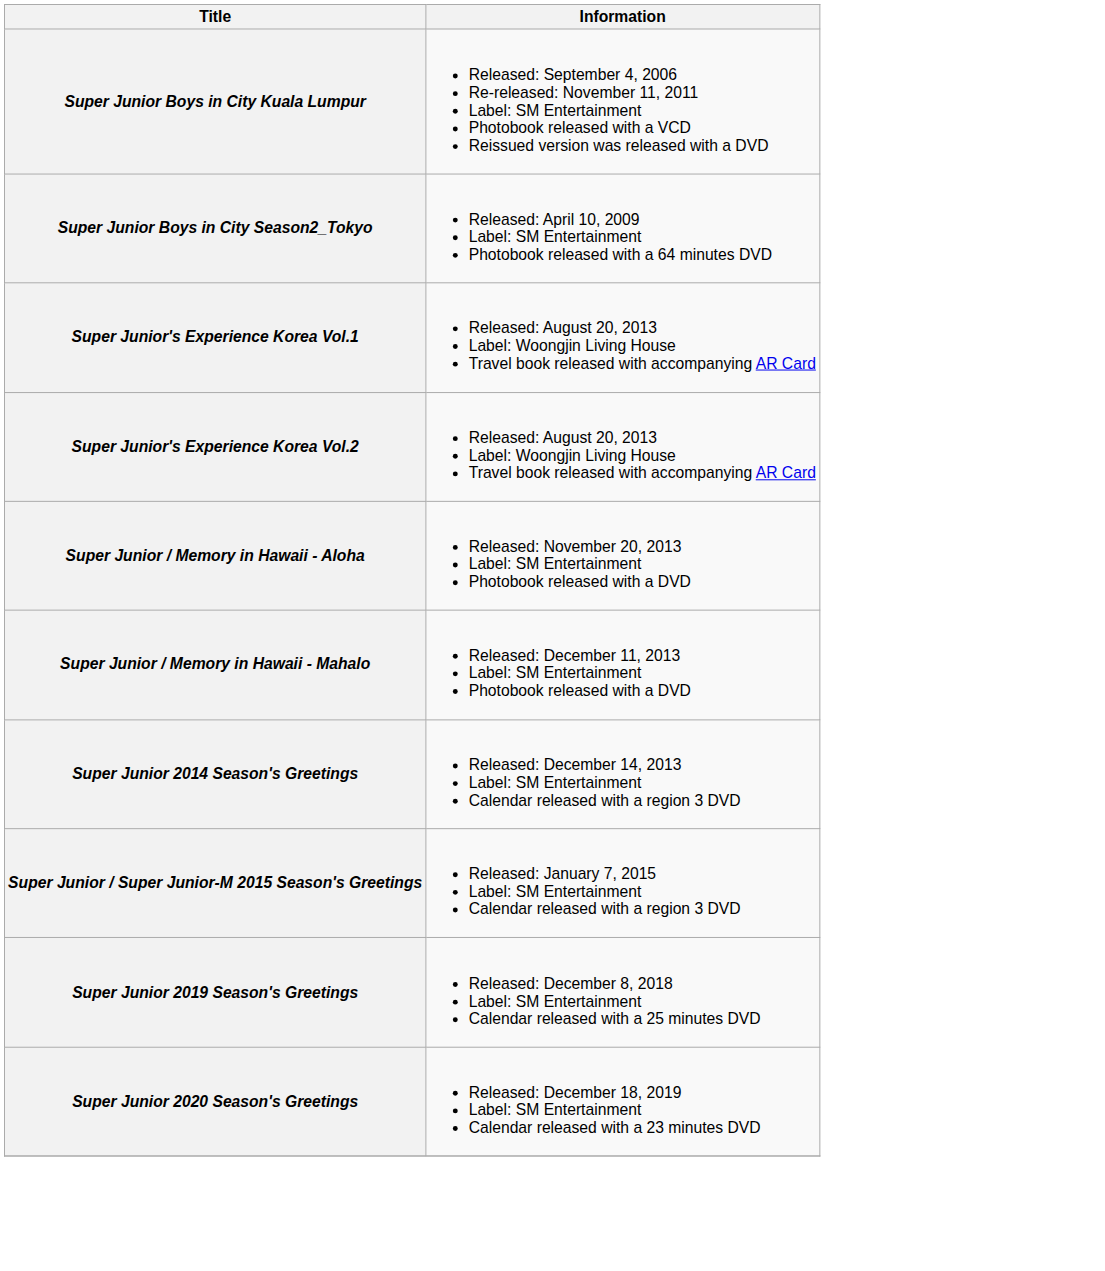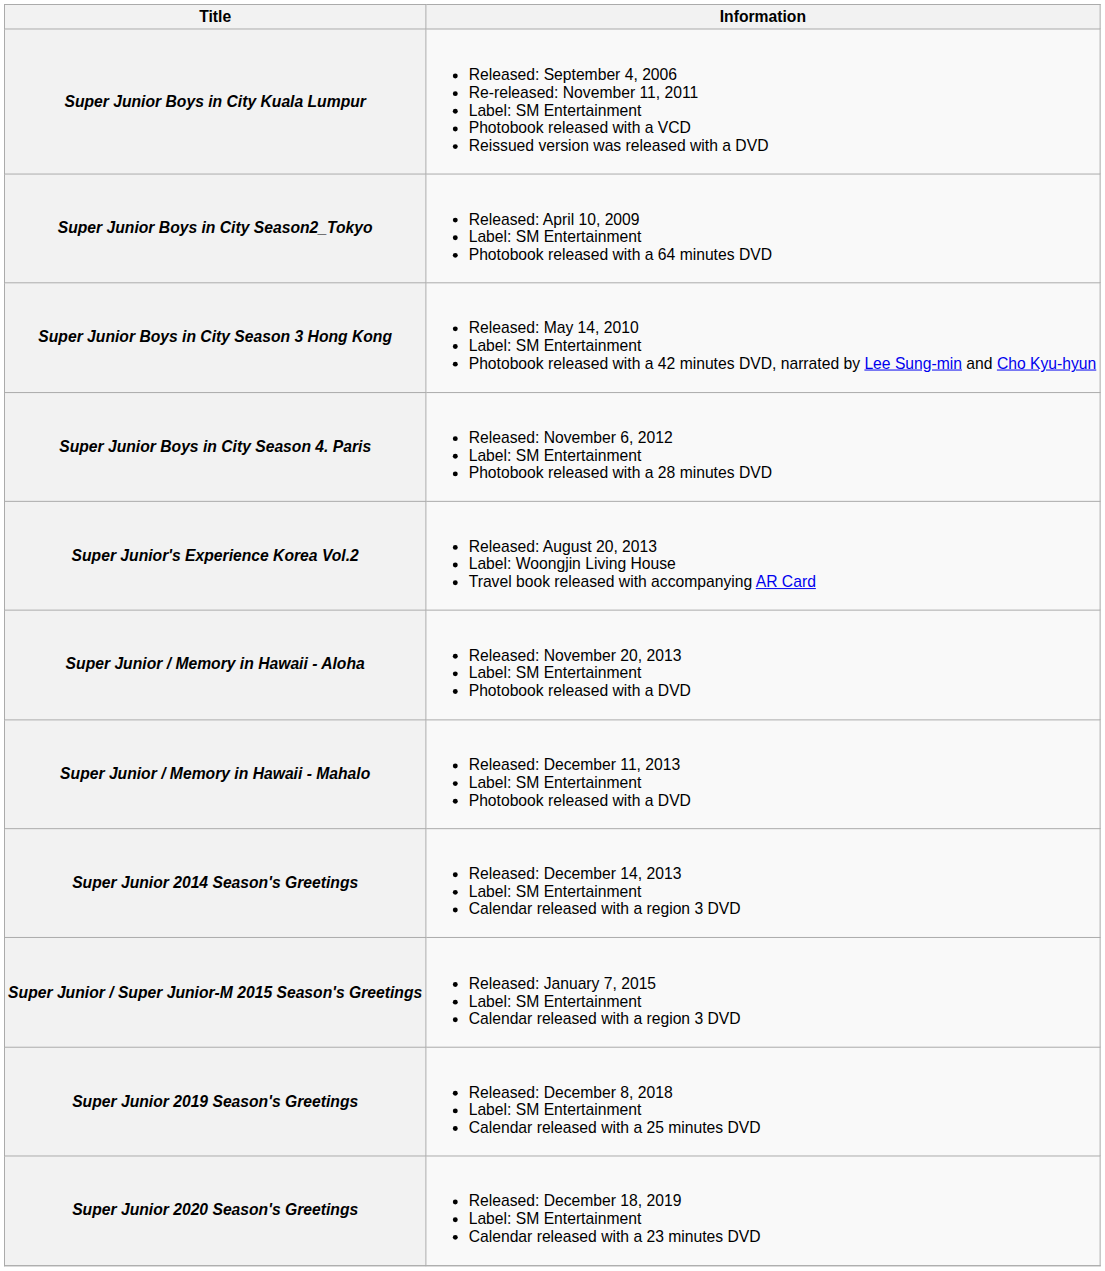+ row: (215, 337)
+ row: (215, 446)
- row: (215, 337)
